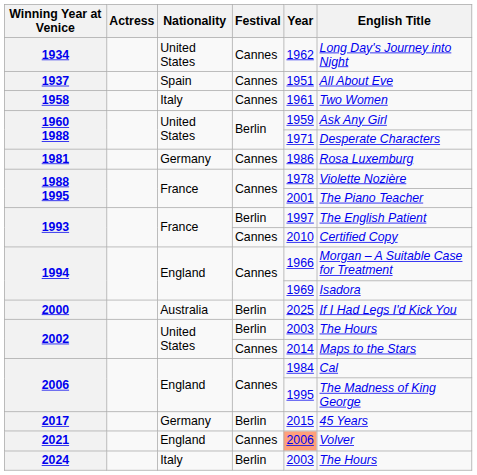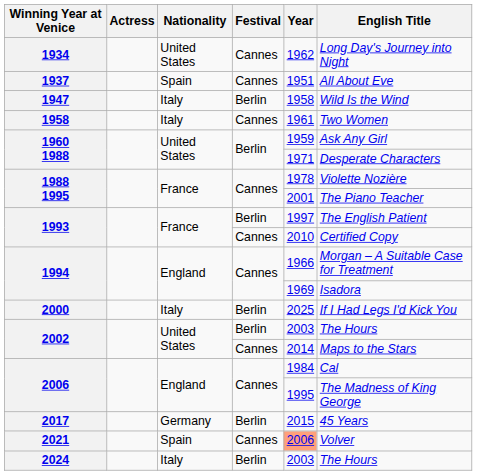+ row: (55, 100)
- row: (55, 159)
(184, 309) Australia -> (172, 309) Italy
(183, 440) England -> (176, 440) Spain
